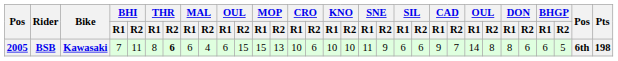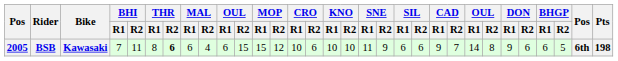(279, 47) 13 -> (279, 47) 12
(510, 47) 8 -> (510, 47) 9
